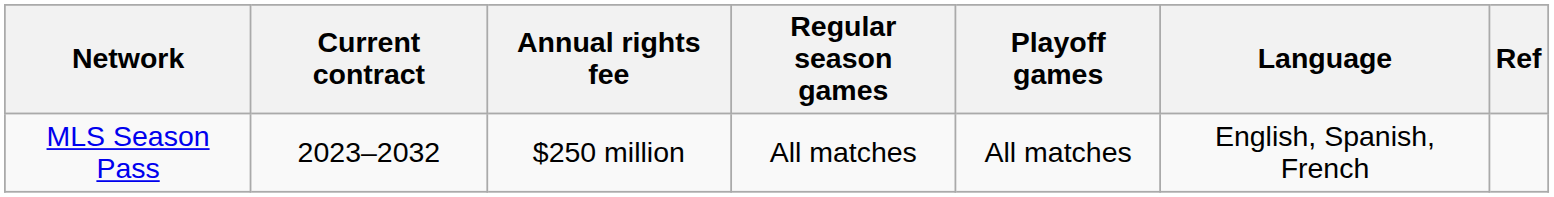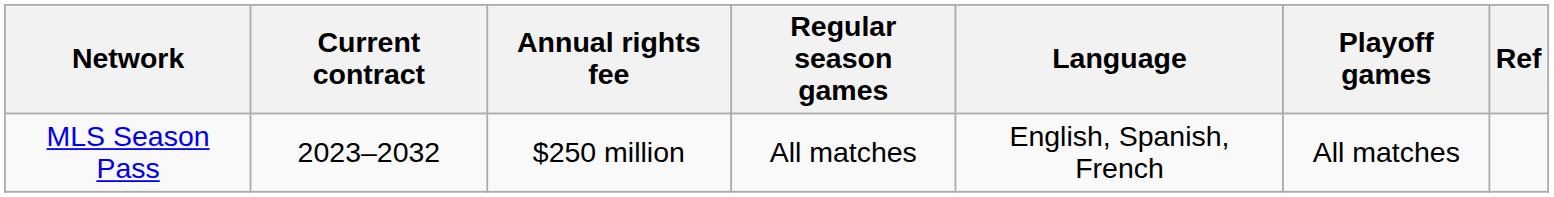columns swapped: (1058, 59) <-> (1325, 59)
